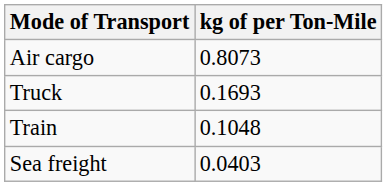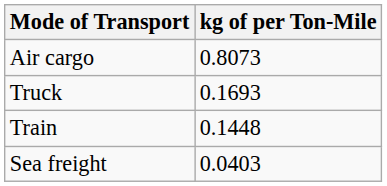(230, 127) 0.1048 -> (230, 127) 0.1448
